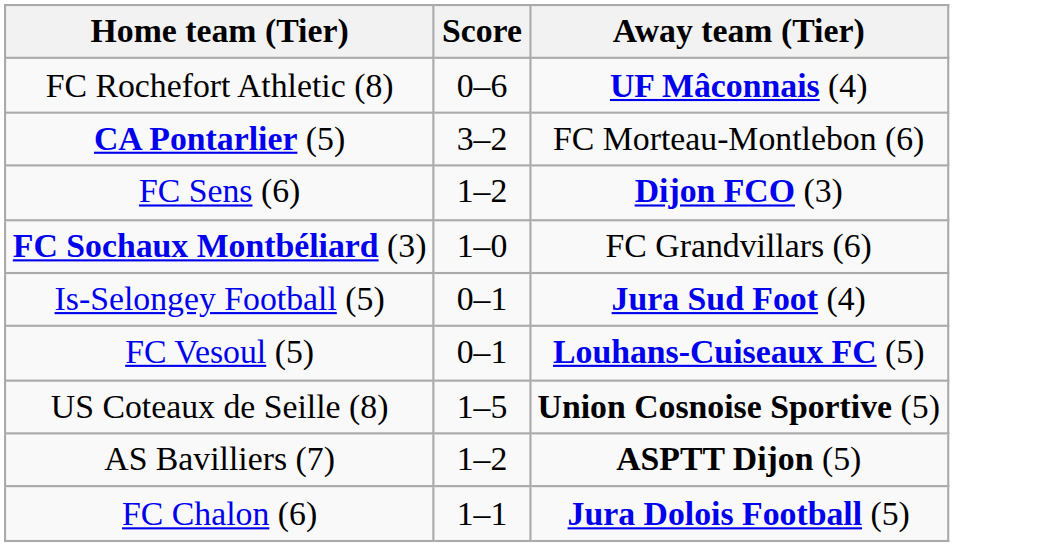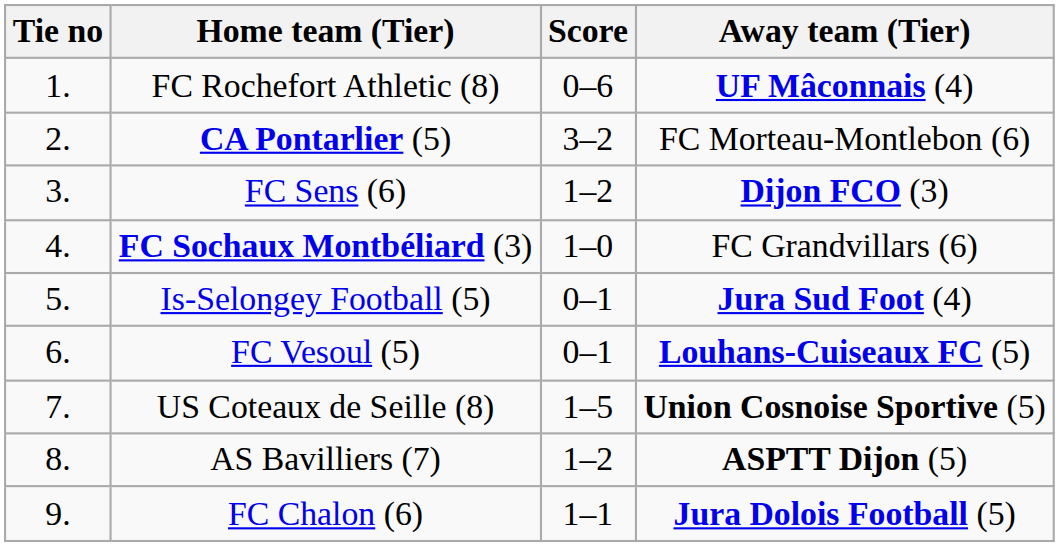+ column: (58, 31)
